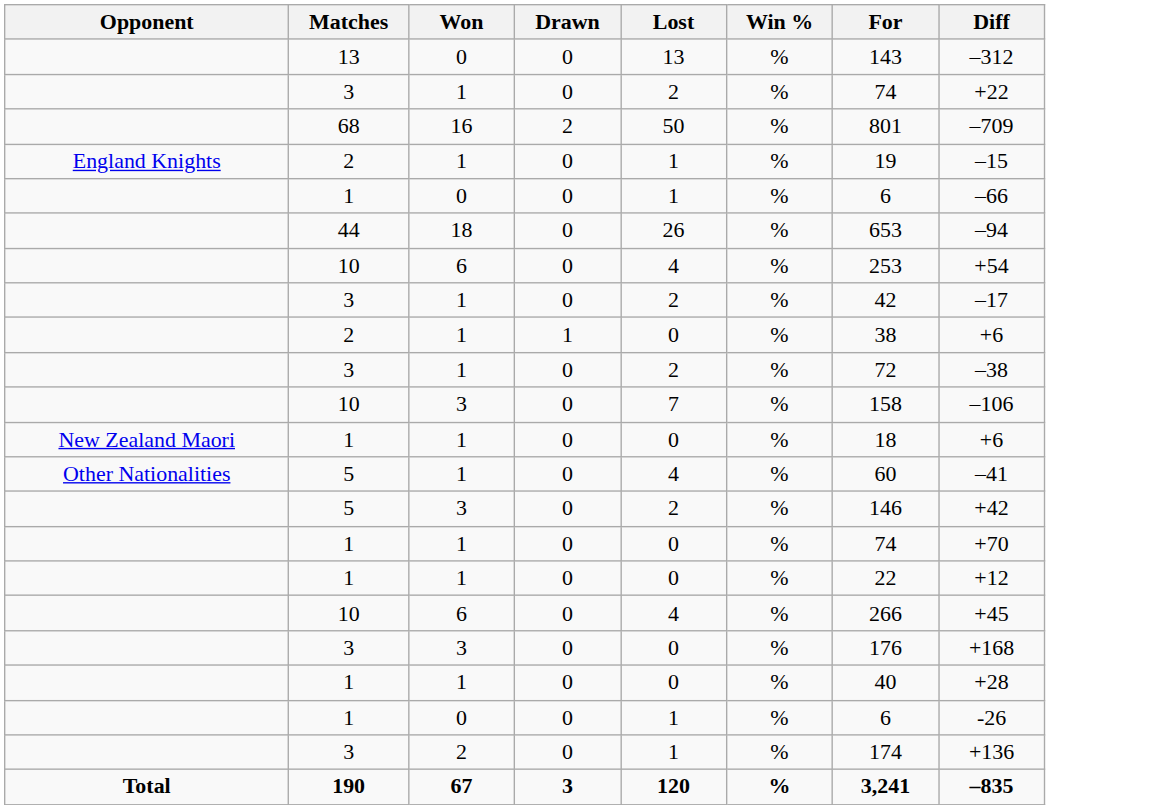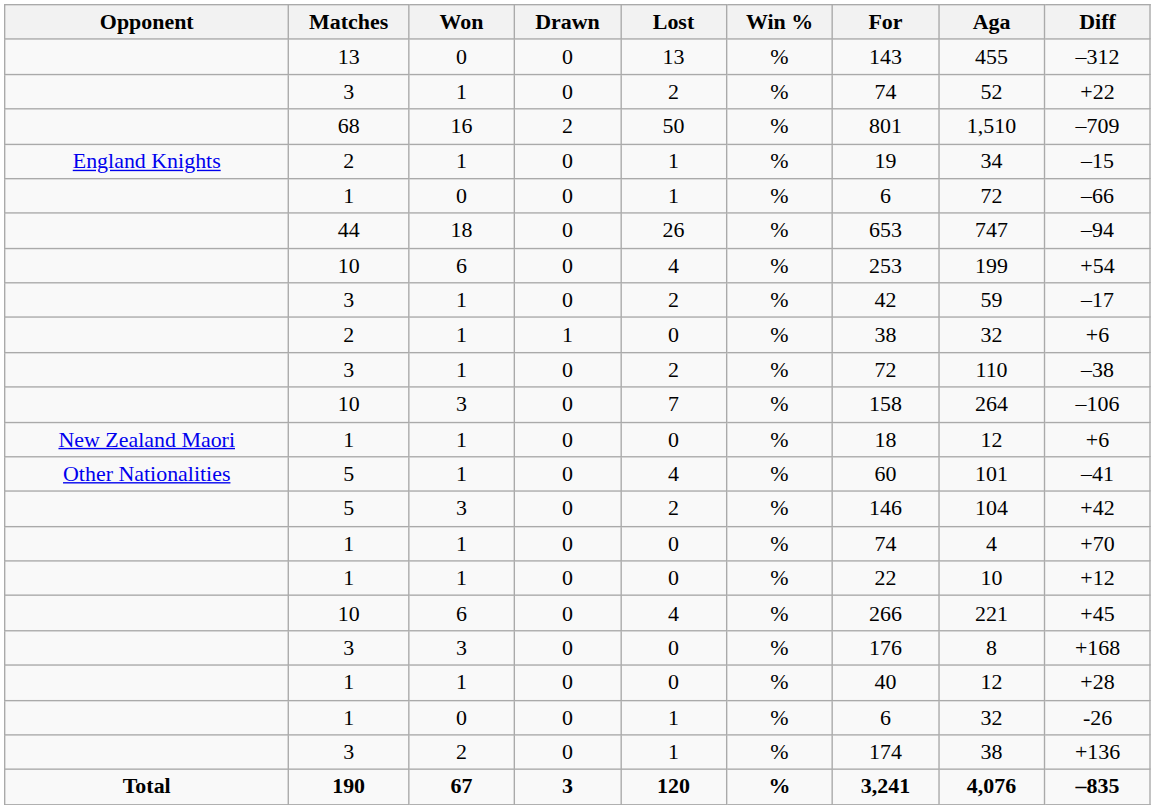+ column: (992, 21)
